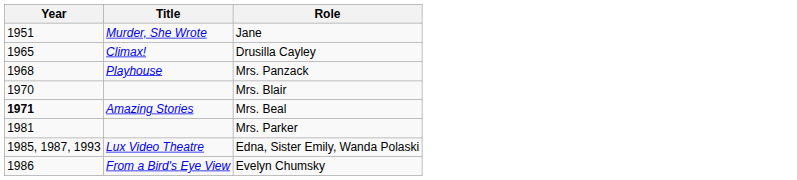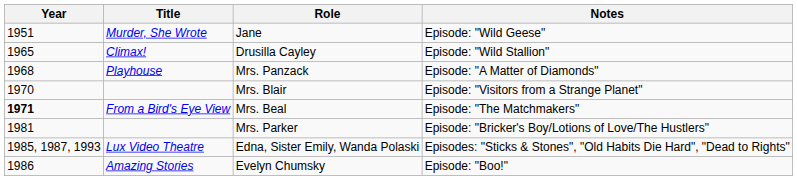+ column: (607, 14)
(150, 109) Amazing Stories -> (168, 109) From a Bird's Eye View
(168, 166) From a Bird's Eye View -> (150, 166) Amazing Stories
